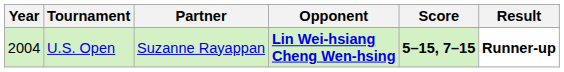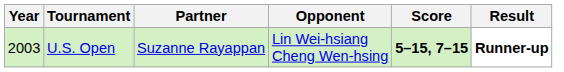(24, 47) 2004 -> (24, 47) 2003
(334, 47) bold -> (330, 47) normal
